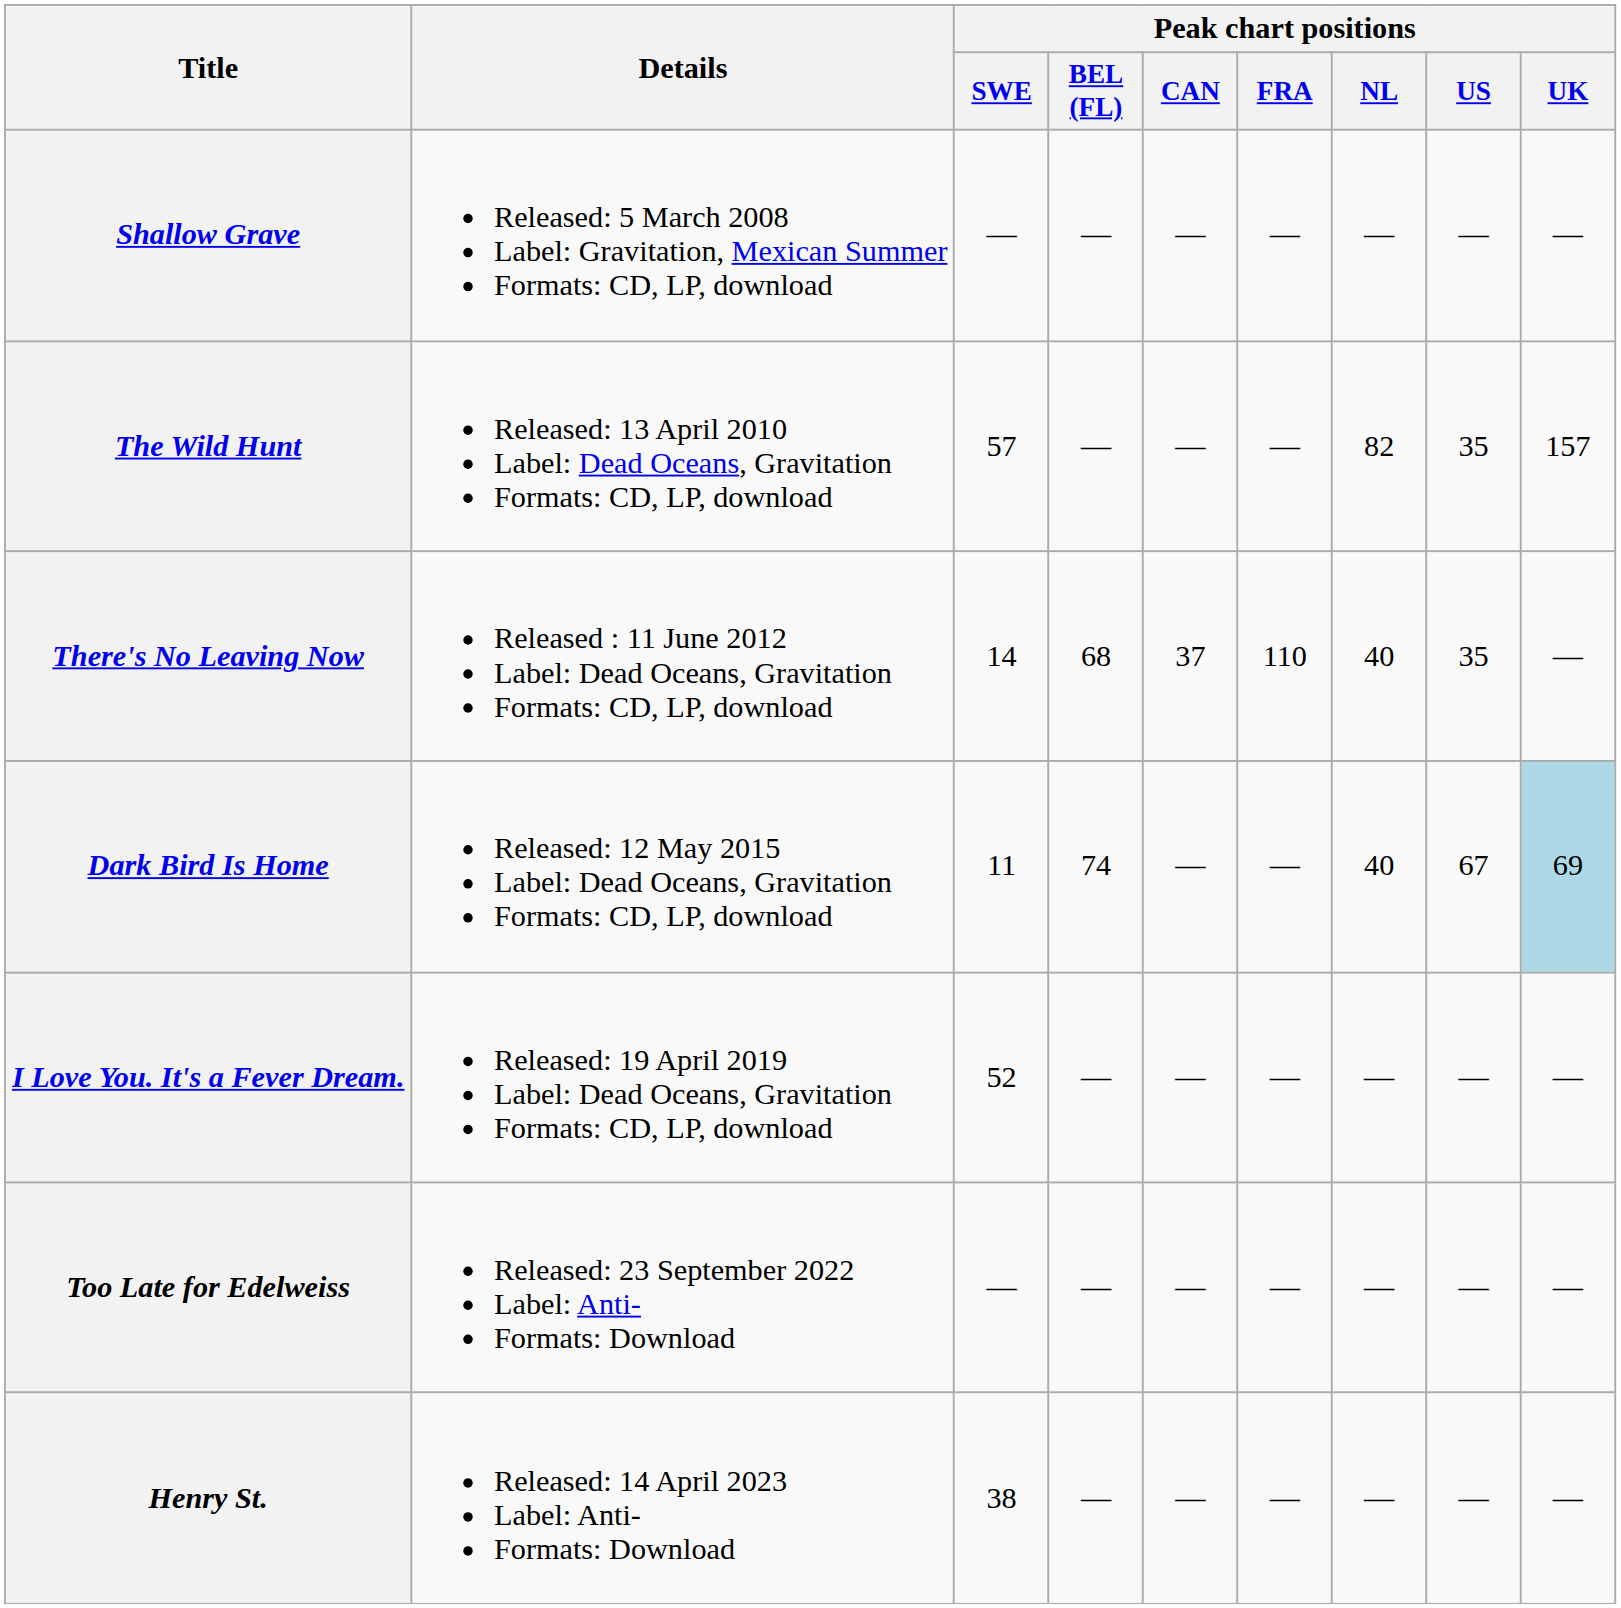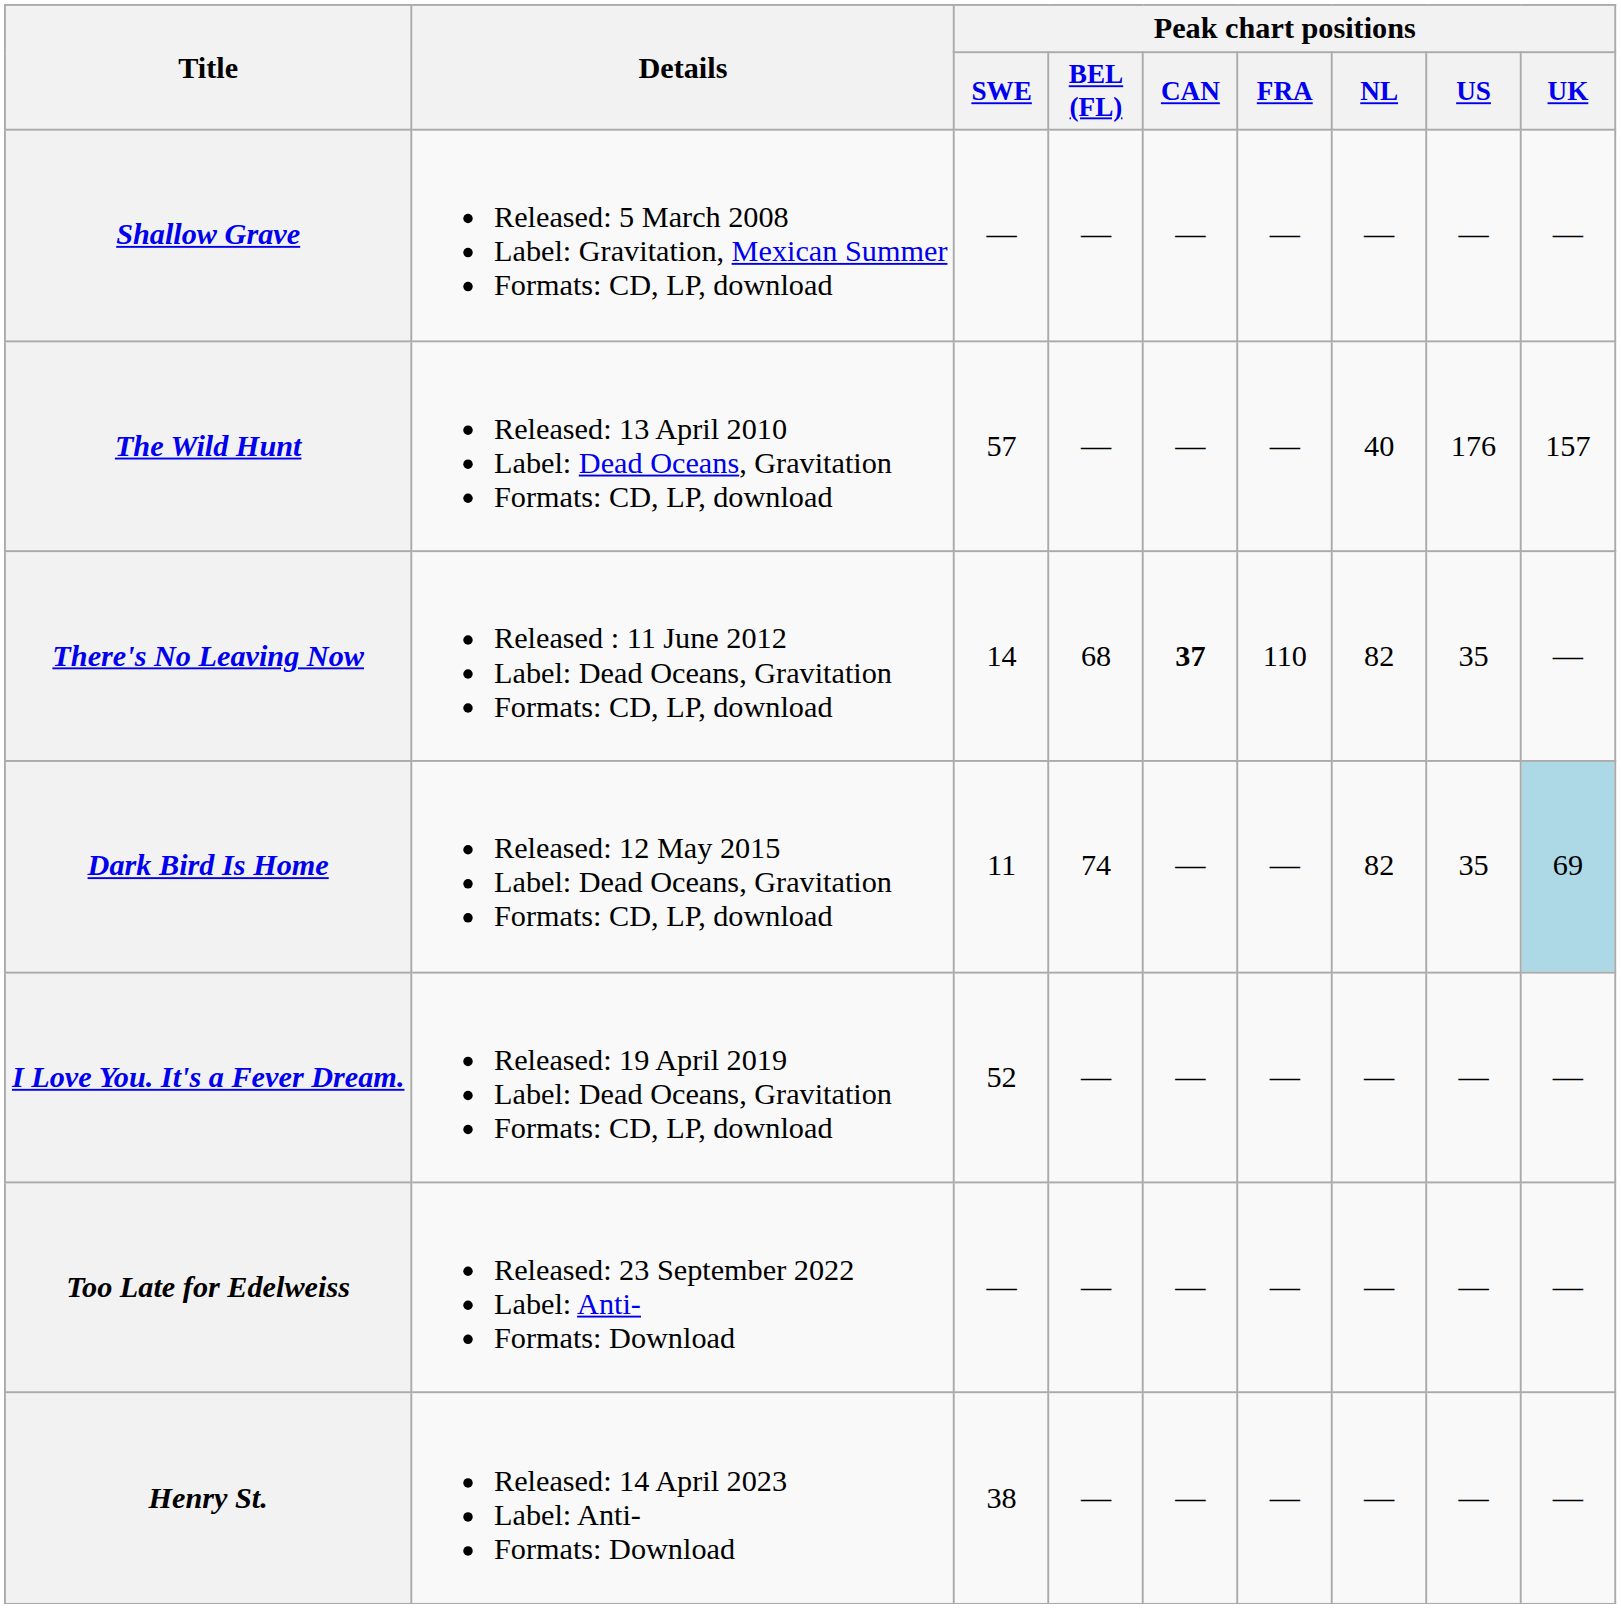(1379, 445) 82 -> (1379, 445) 40
(1474, 445) 35 -> (1474, 445) 176
(1190, 655) normal -> (1190, 655) bold
(1379, 655) 40 -> (1379, 655) 82
(1379, 866) 40 -> (1379, 866) 82
(1474, 866) 67 -> (1474, 866) 35
